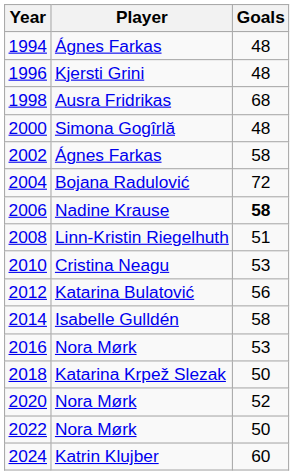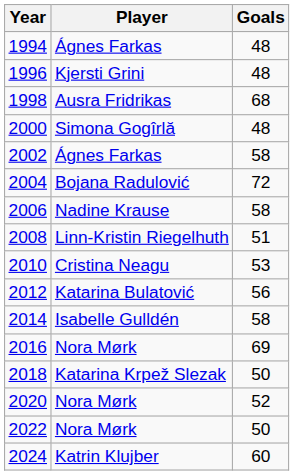(261, 210) bold -> (261, 210) normal
(261, 347) 53 -> (261, 347) 69
